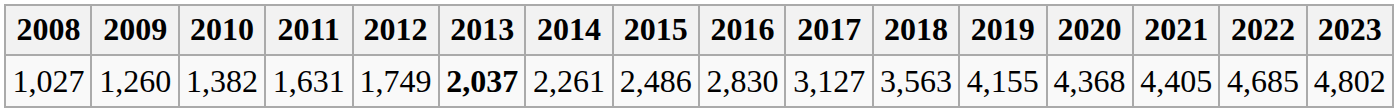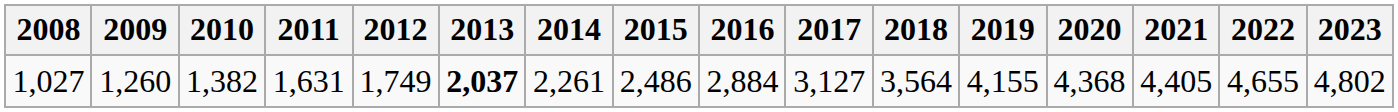(742, 80) 2,830 -> (742, 80) 2,884
(916, 80) 3,563 -> (916, 80) 3,564
(1263, 80) 4,685 -> (1263, 80) 4,655
